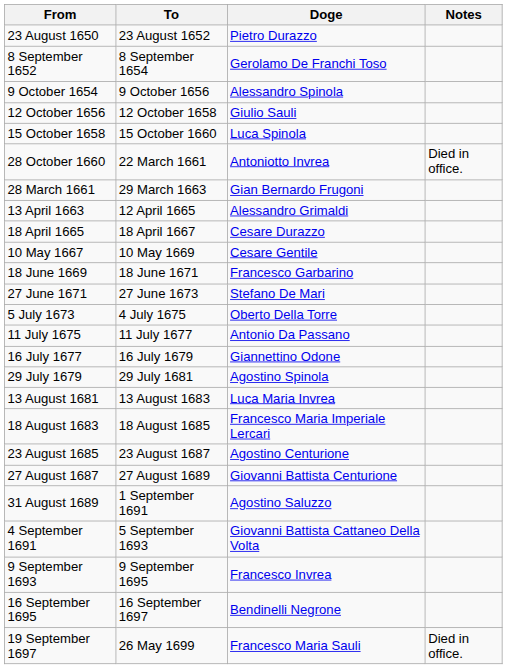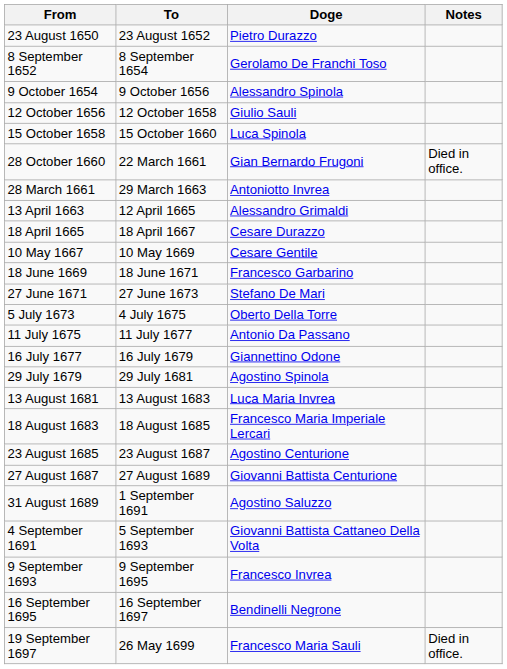(280, 161) Antoniotto Invrea -> (297, 161) Gian Bernardo Frugoni
(297, 190) Gian Bernardo Frugoni -> (280, 190) Antoniotto Invrea
